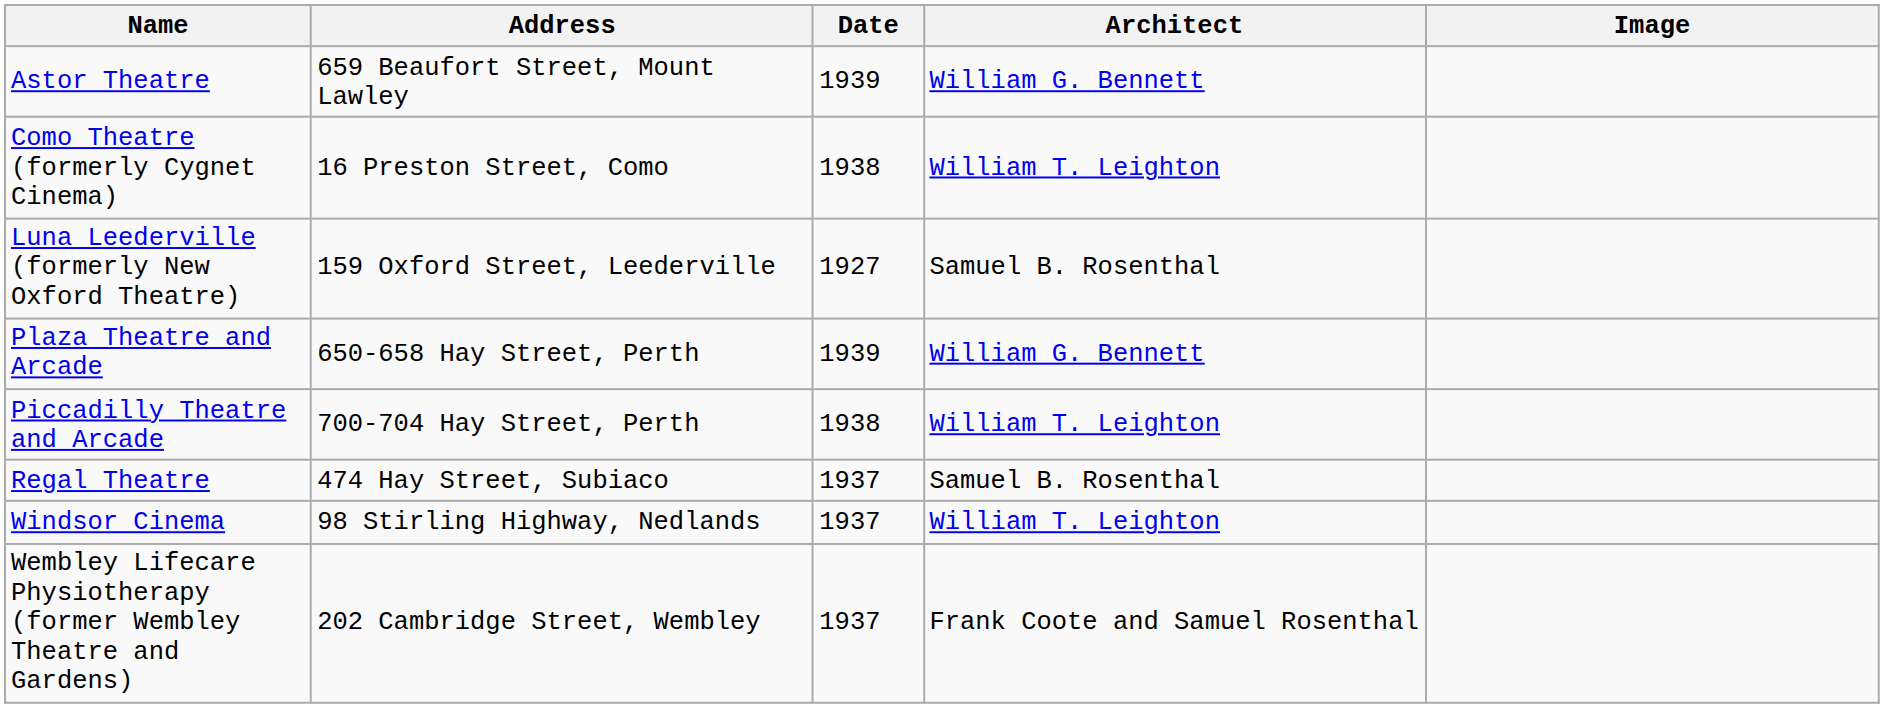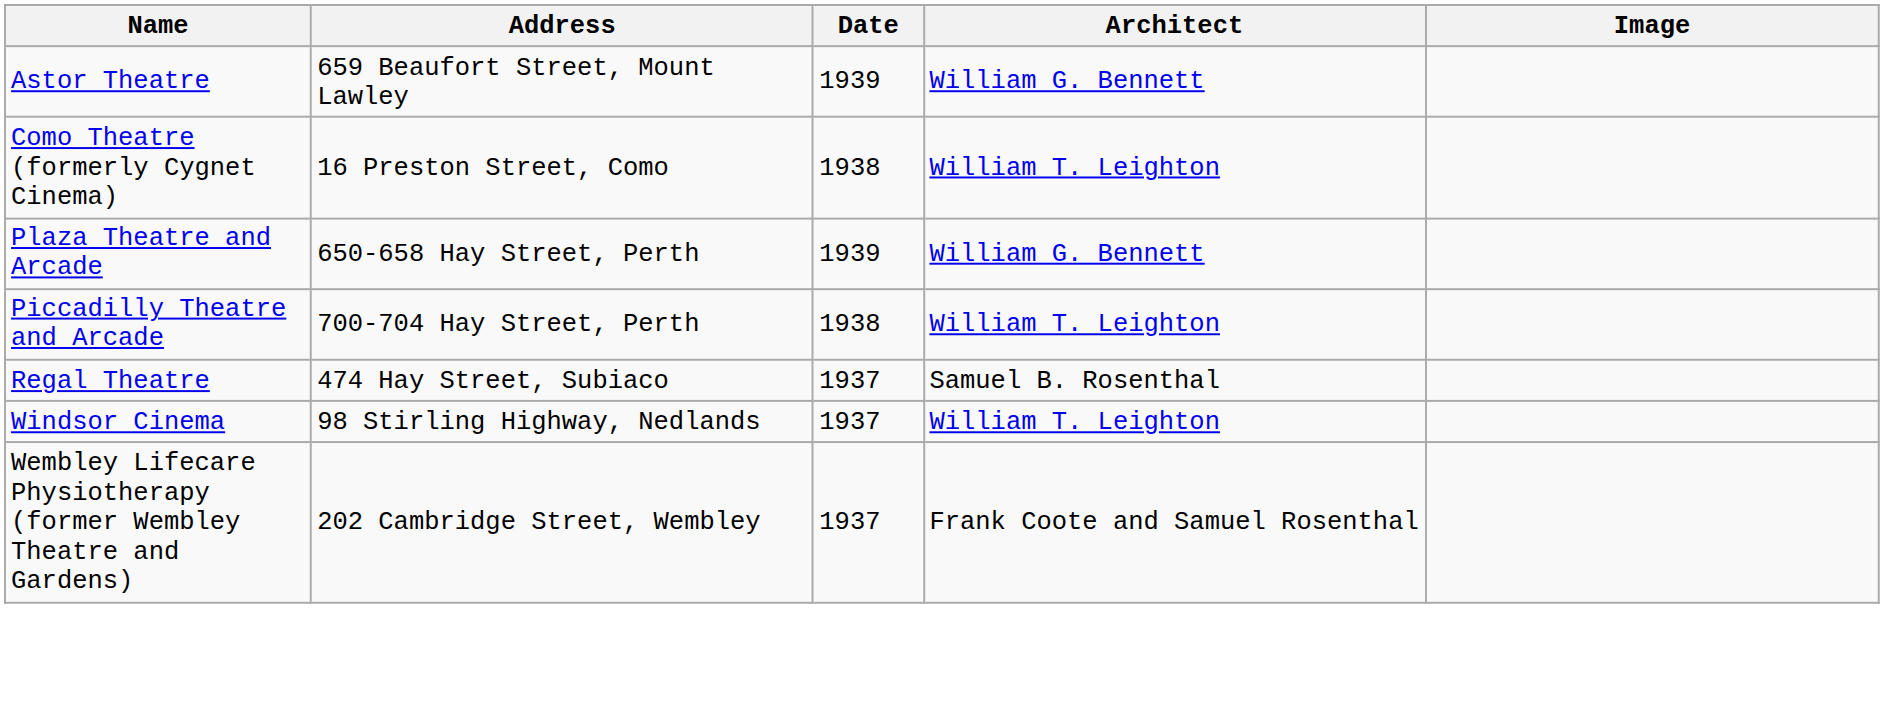- row: (133, 268)
